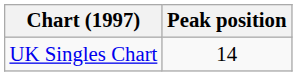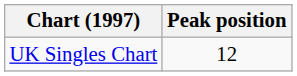(227, 53) 14 -> (227, 53) 12
